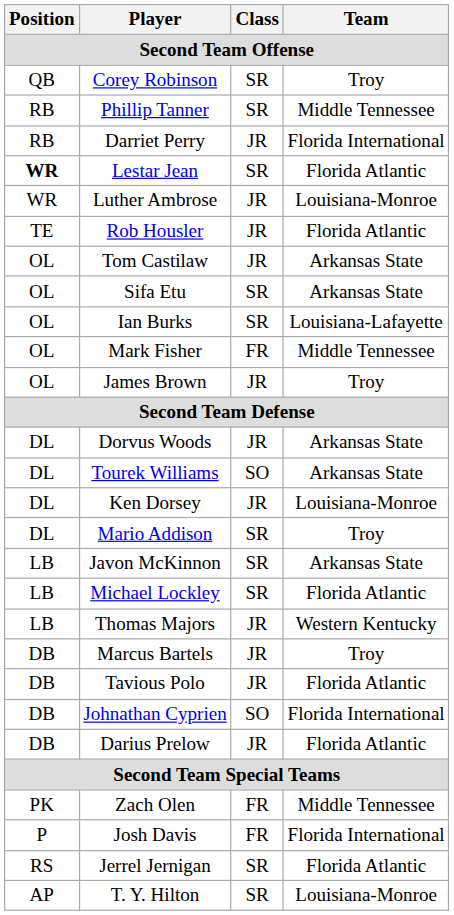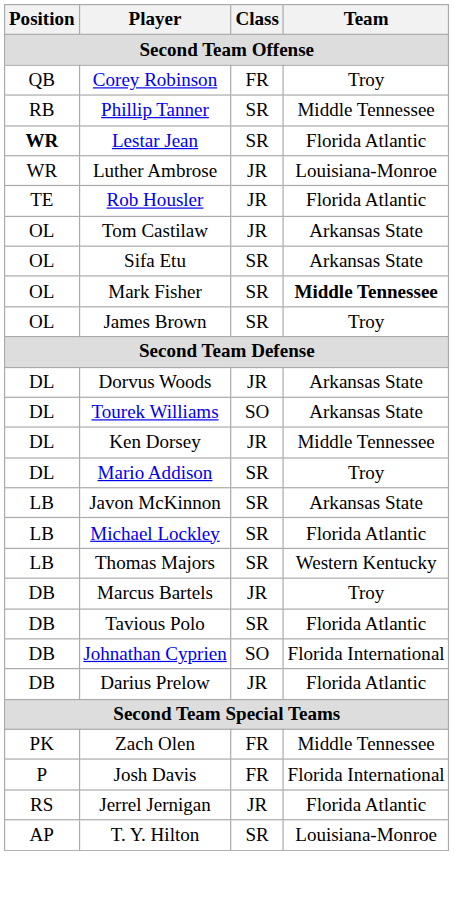(257, 79) SR -> (257, 79) FR
- row: (155, 140)
- row: (155, 321)
(257, 351) FR -> (257, 291) SR
(366, 351) normal -> (366, 291) bold
(257, 381) JR -> (257, 321) SR
(366, 502) Louisiana-Monroe -> (366, 442) Middle Tennessee
(257, 623) JR -> (257, 563) SR
(257, 683) JR -> (257, 623) SR
(257, 865) SR -> (257, 804) JR
